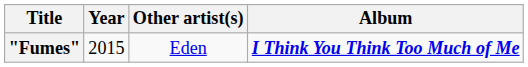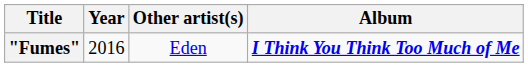(106, 47) 2015 -> (106, 47) 2016
